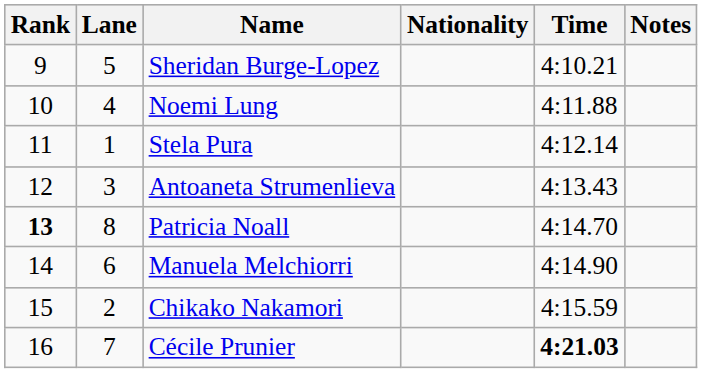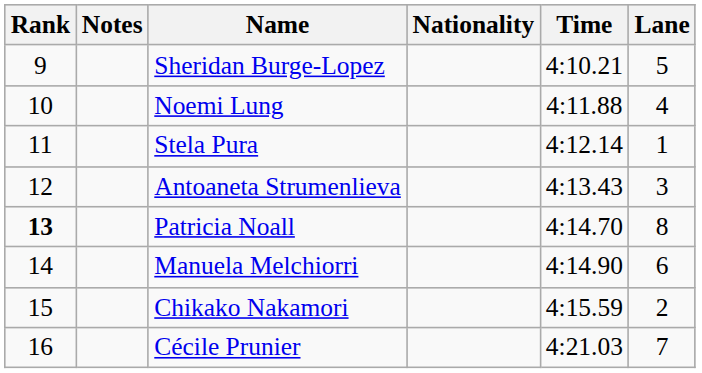columns swapped: (109, 24) <-> (661, 24)
(579, 347) bold -> (584, 347) normal
